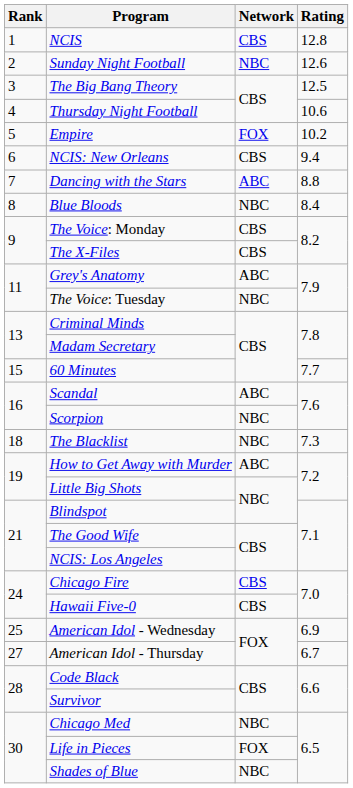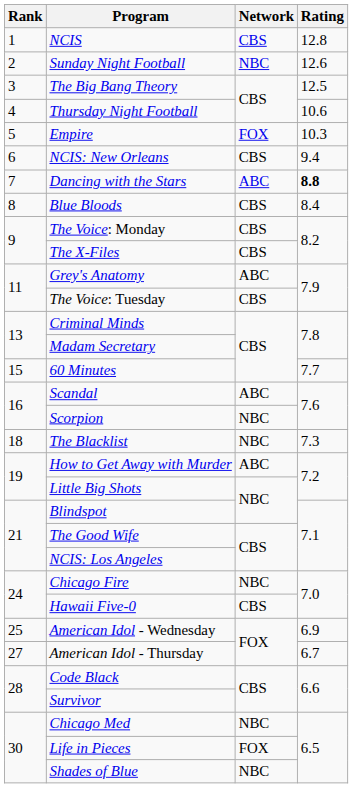(314, 134) 10.2 -> (314, 134) 10.3
(310, 181) normal -> (310, 181) bold
(254, 205) NBC -> (253, 205) CBS
(254, 299) NBC -> (253, 299) CBS
(253, 582) CBS -> (254, 582) NBC
